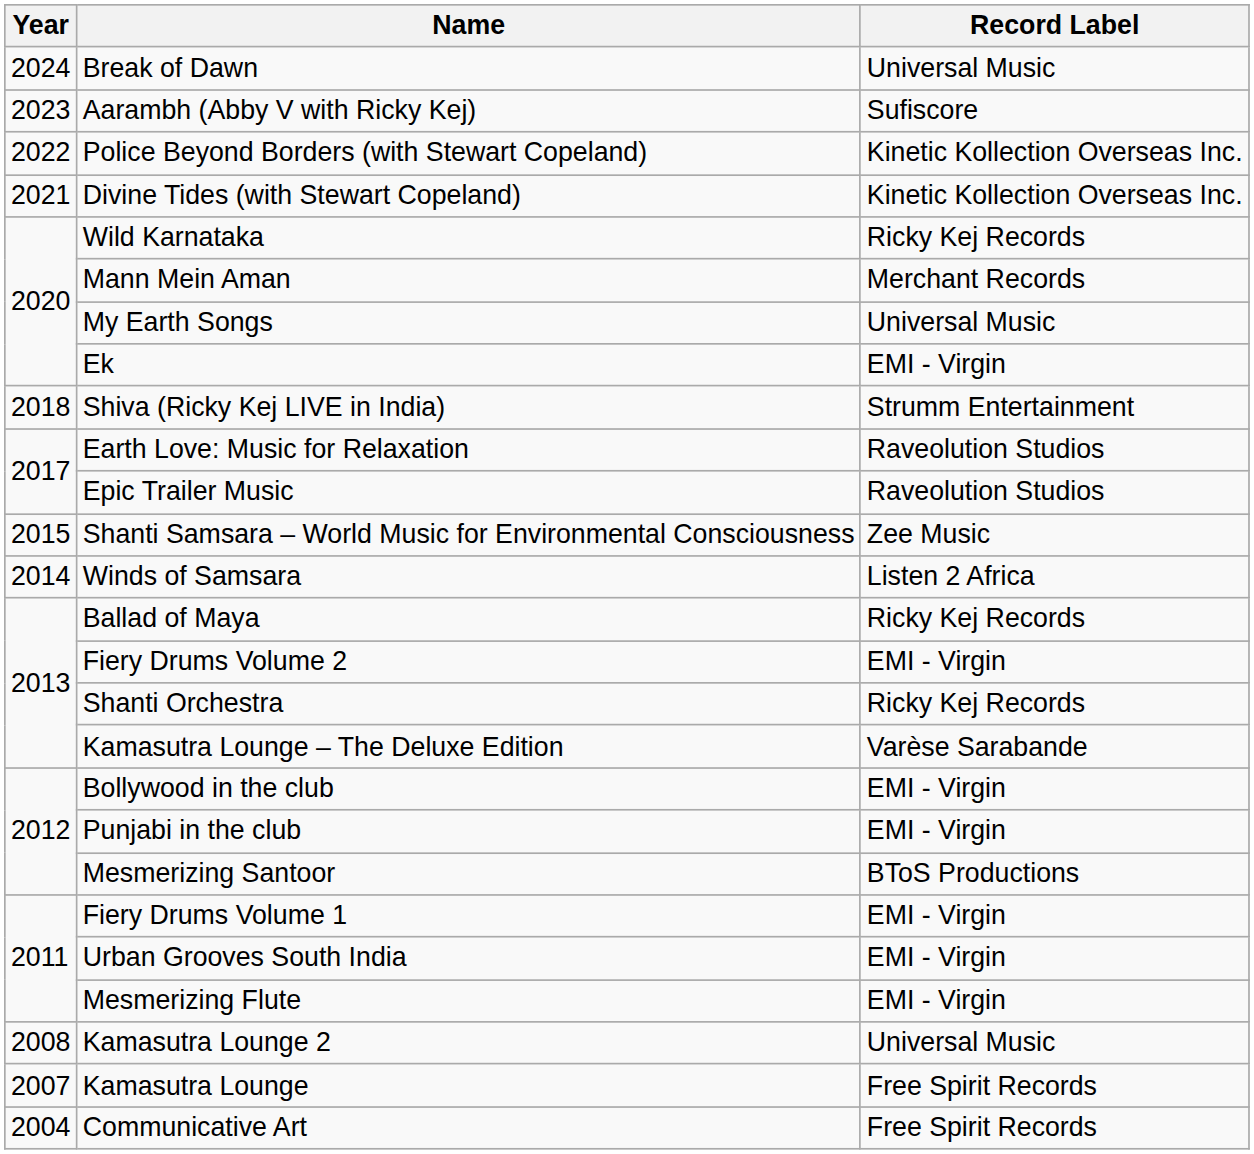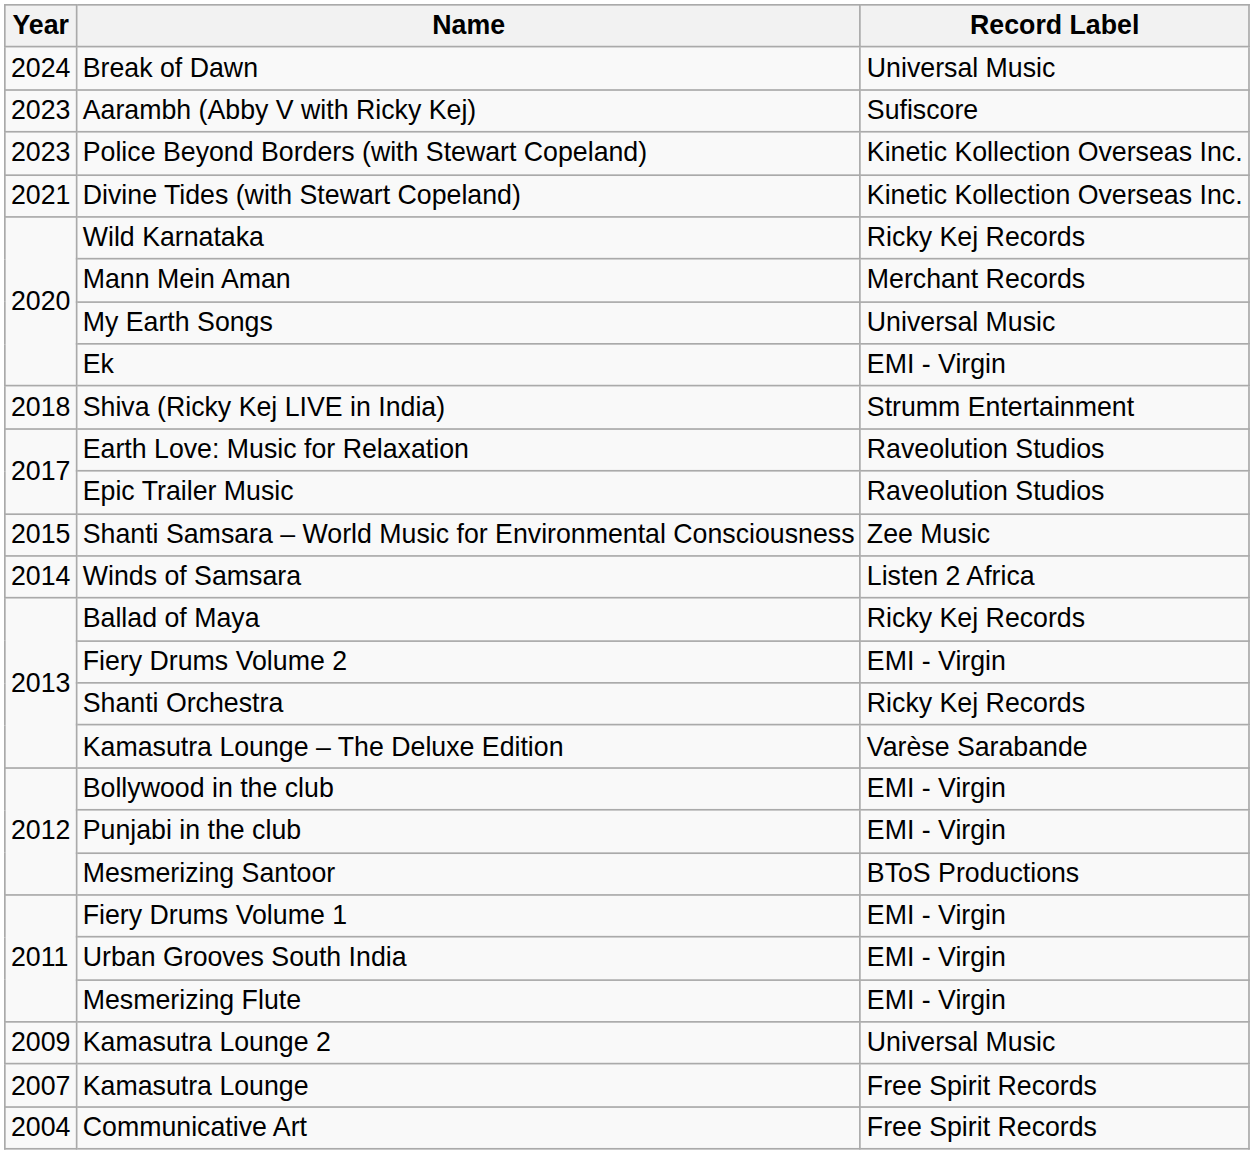(41, 152) 2022 -> (41, 152) 2023
(41, 1042) 2008 -> (41, 1042) 2009
